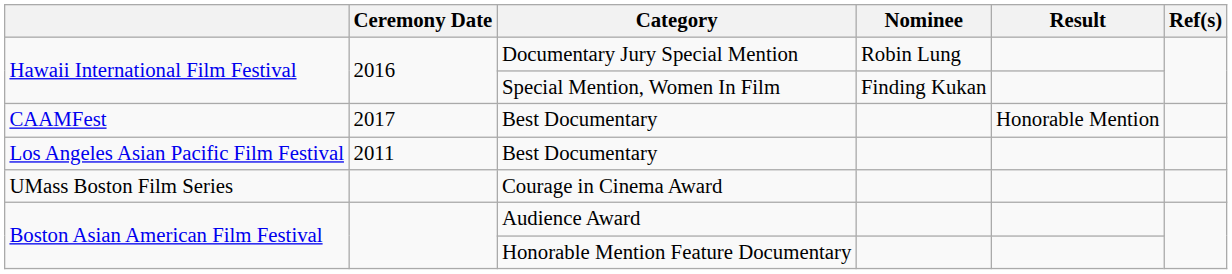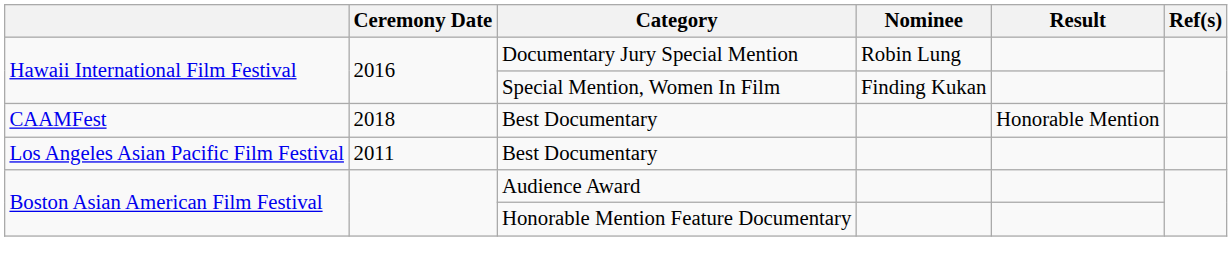(374, 119) 2017 -> (374, 119) 2018
- row: (121, 185)
